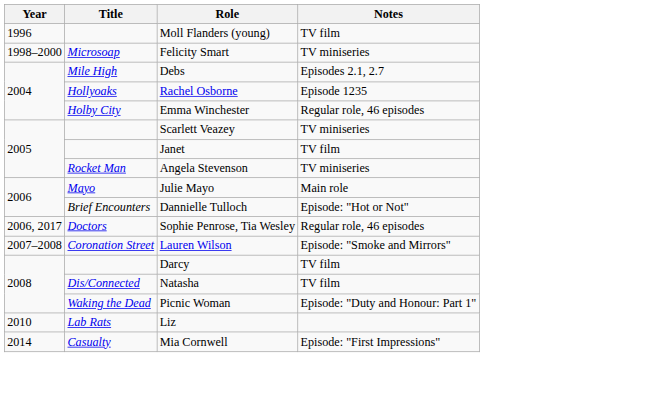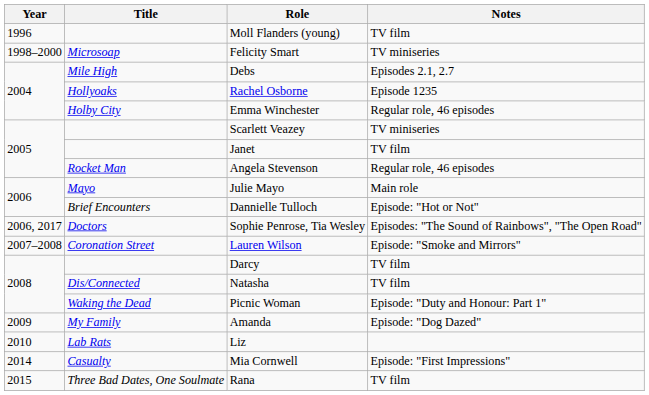(335, 168) TV miniseries -> (432, 168) Regular role, 46 episodes
(362, 226) Regular role, 46 episodes -> (506, 226) Episodes: "The Sound of Rainbows", "The Open Road"
+ row: (250, 322)
+ row: (242, 380)
